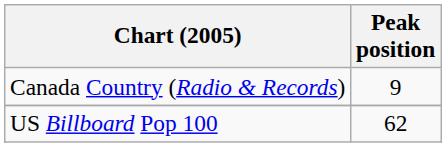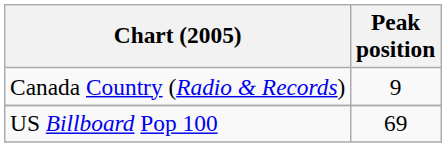(396, 123) 62 -> (396, 123) 69
